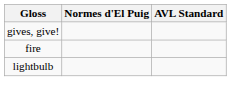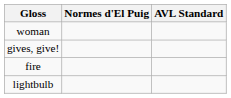+ row: (33, 31)
